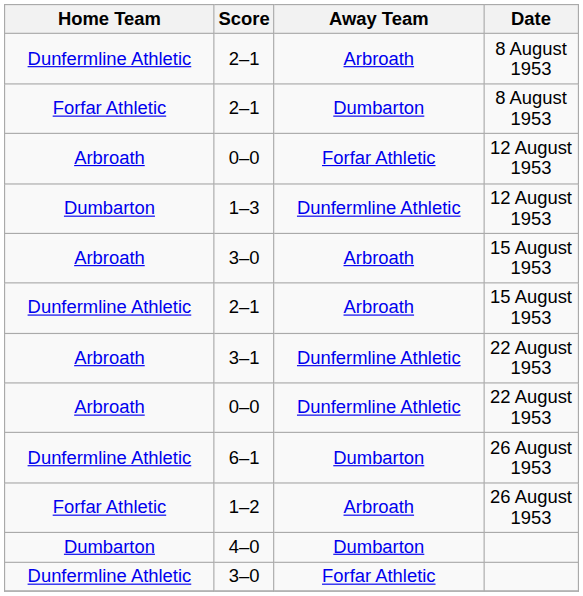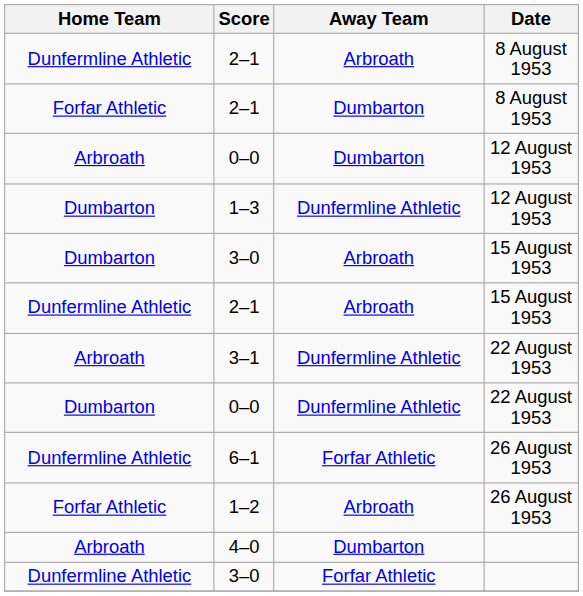(379, 158) Forfar Athletic -> (379, 158) Dumbarton
(109, 258) Arbroath -> (109, 258) Dumbarton
(109, 407) Arbroath -> (109, 407) Dumbarton
(379, 457) Dumbarton -> (379, 457) Forfar Athletic
(109, 547) Dumbarton -> (109, 547) Arbroath
